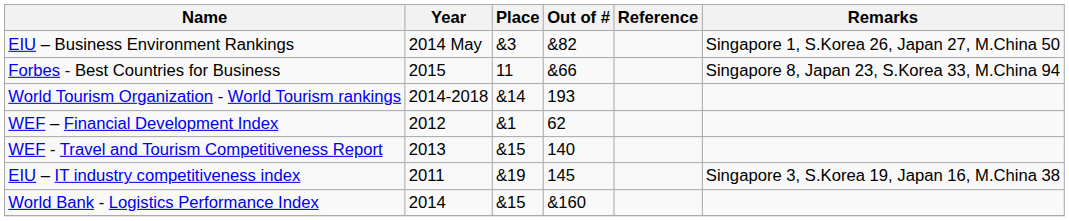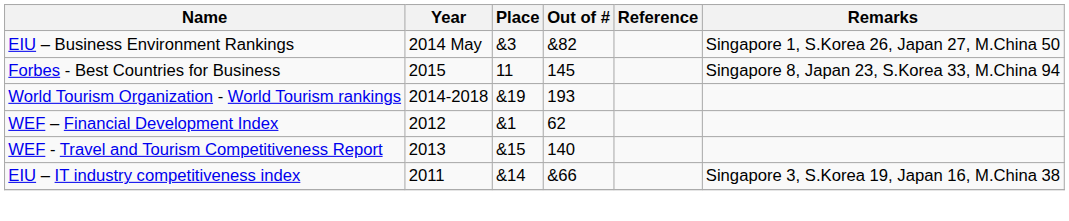(562, 70) &66 -> (561, 70) 145
(511, 96) &14 -> (511, 96) &19
(511, 176) &19 -> (511, 176) &14
(561, 176) 145 -> (562, 176) &66
- row: (164, 202)
